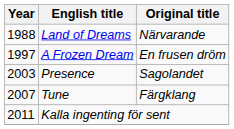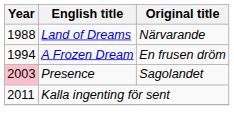(21, 54) 1997 -> (21, 54) 1994
(21, 74) no background -> (21, 74) pink background
- row: (55, 94)
